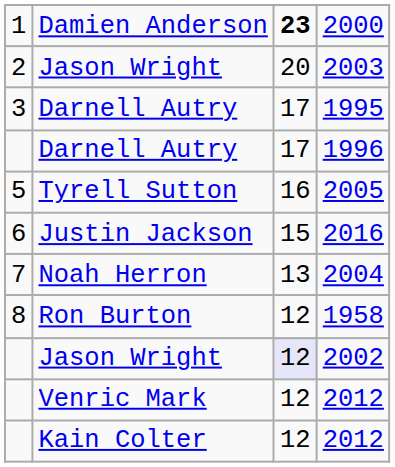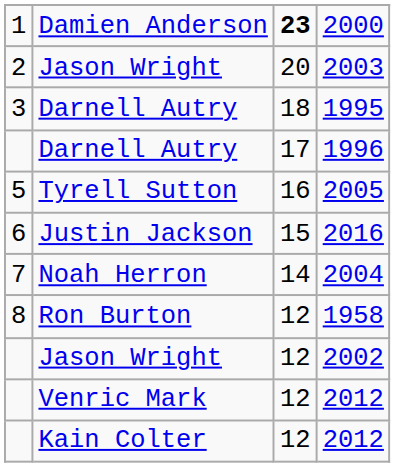(295, 109) 17 -> (295, 109) 18
(295, 275) 13 -> (295, 275) 14
(295, 358) lavender background -> (295, 358) no background
